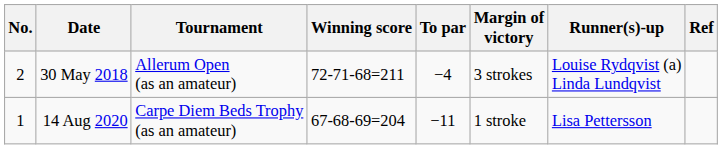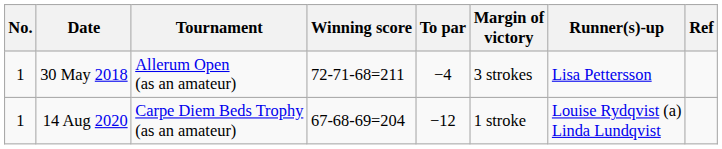(20, 74) 2 -> (20, 74) 1
(617, 74) Louise Rydqvist (a) Linda Lundqvist -> (602, 74) Lisa Pettersson
(443, 120) −11 -> (443, 120) −12
(602, 120) Lisa Pettersson -> (617, 120) Louise Rydqvist (a) Linda Lundqvist
